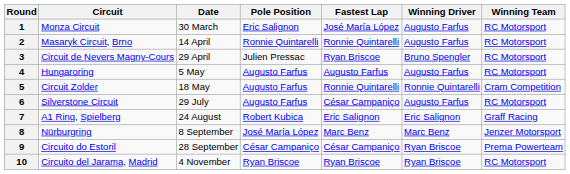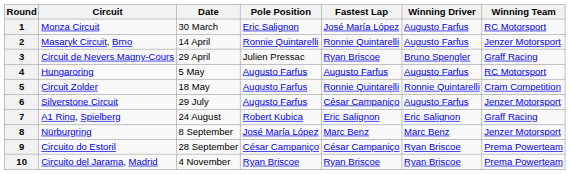(515, 41) RC Motorsport -> (523, 41) Jenzer Motorsport
(515, 56) RC Motorsport -> (511, 56) Graff Racing
(515, 101) RC Motorsport -> (523, 101) Jenzer Motorsport
(515, 162) RC Motorsport -> (524, 162) Prema Powerteam
